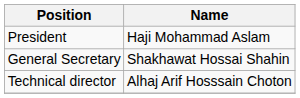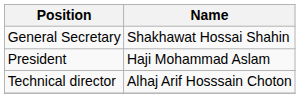rows swapped: (37, 37) <-> (64, 59)
